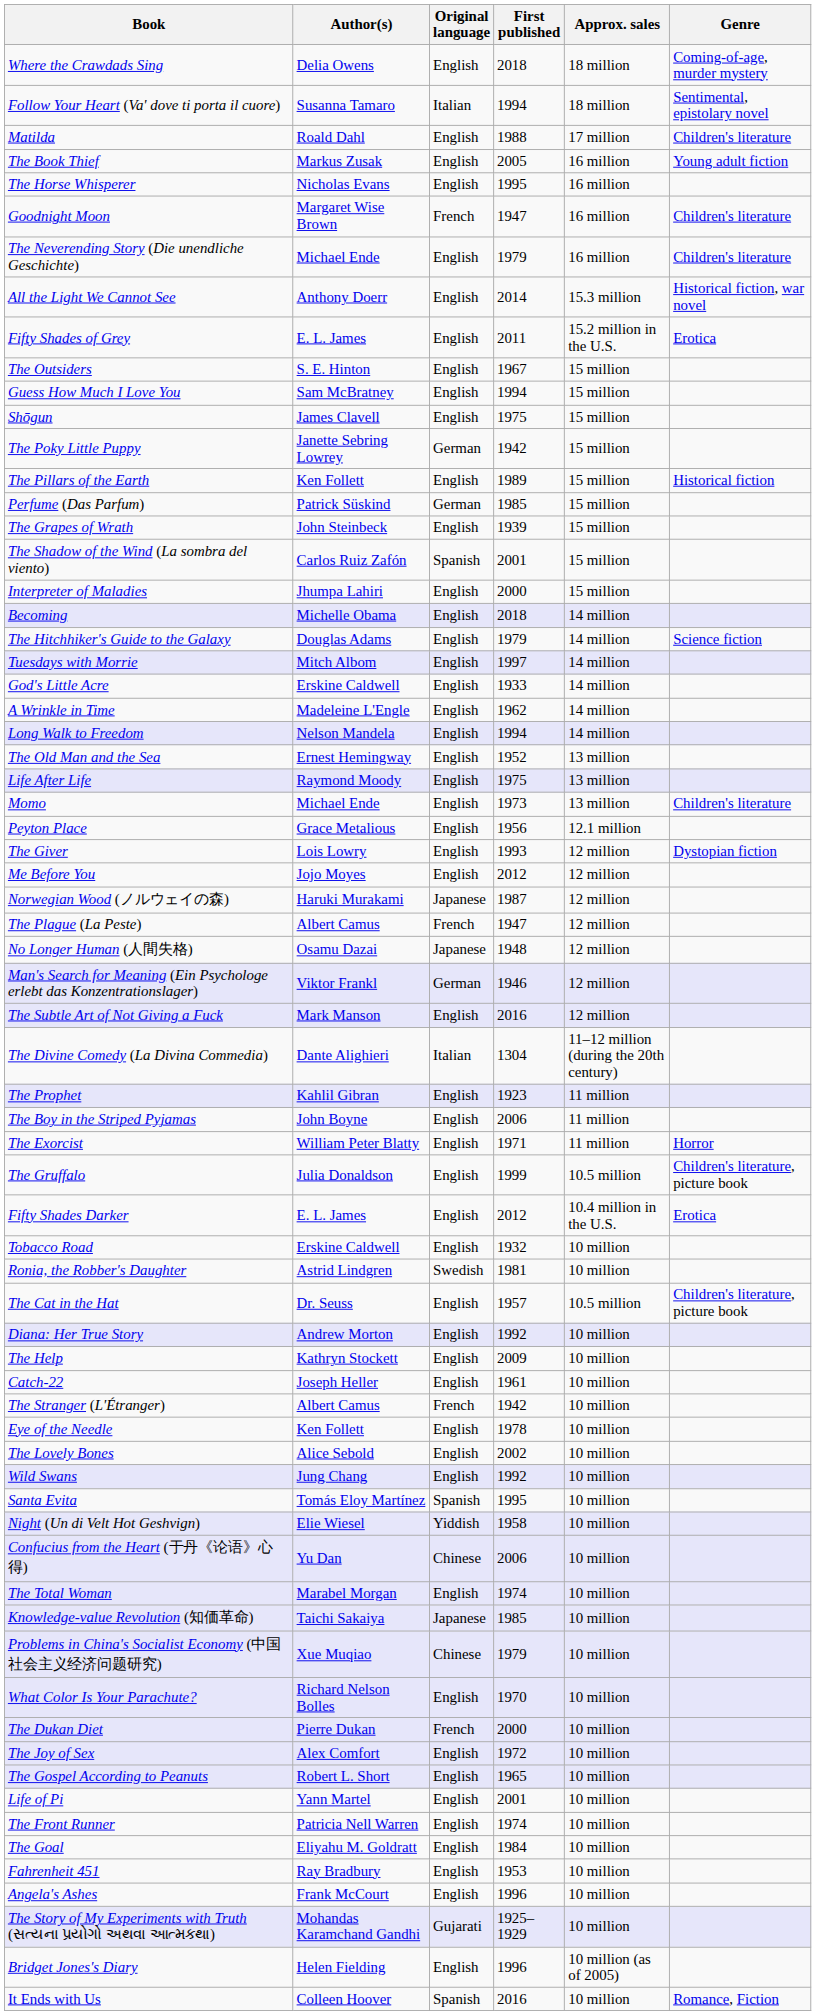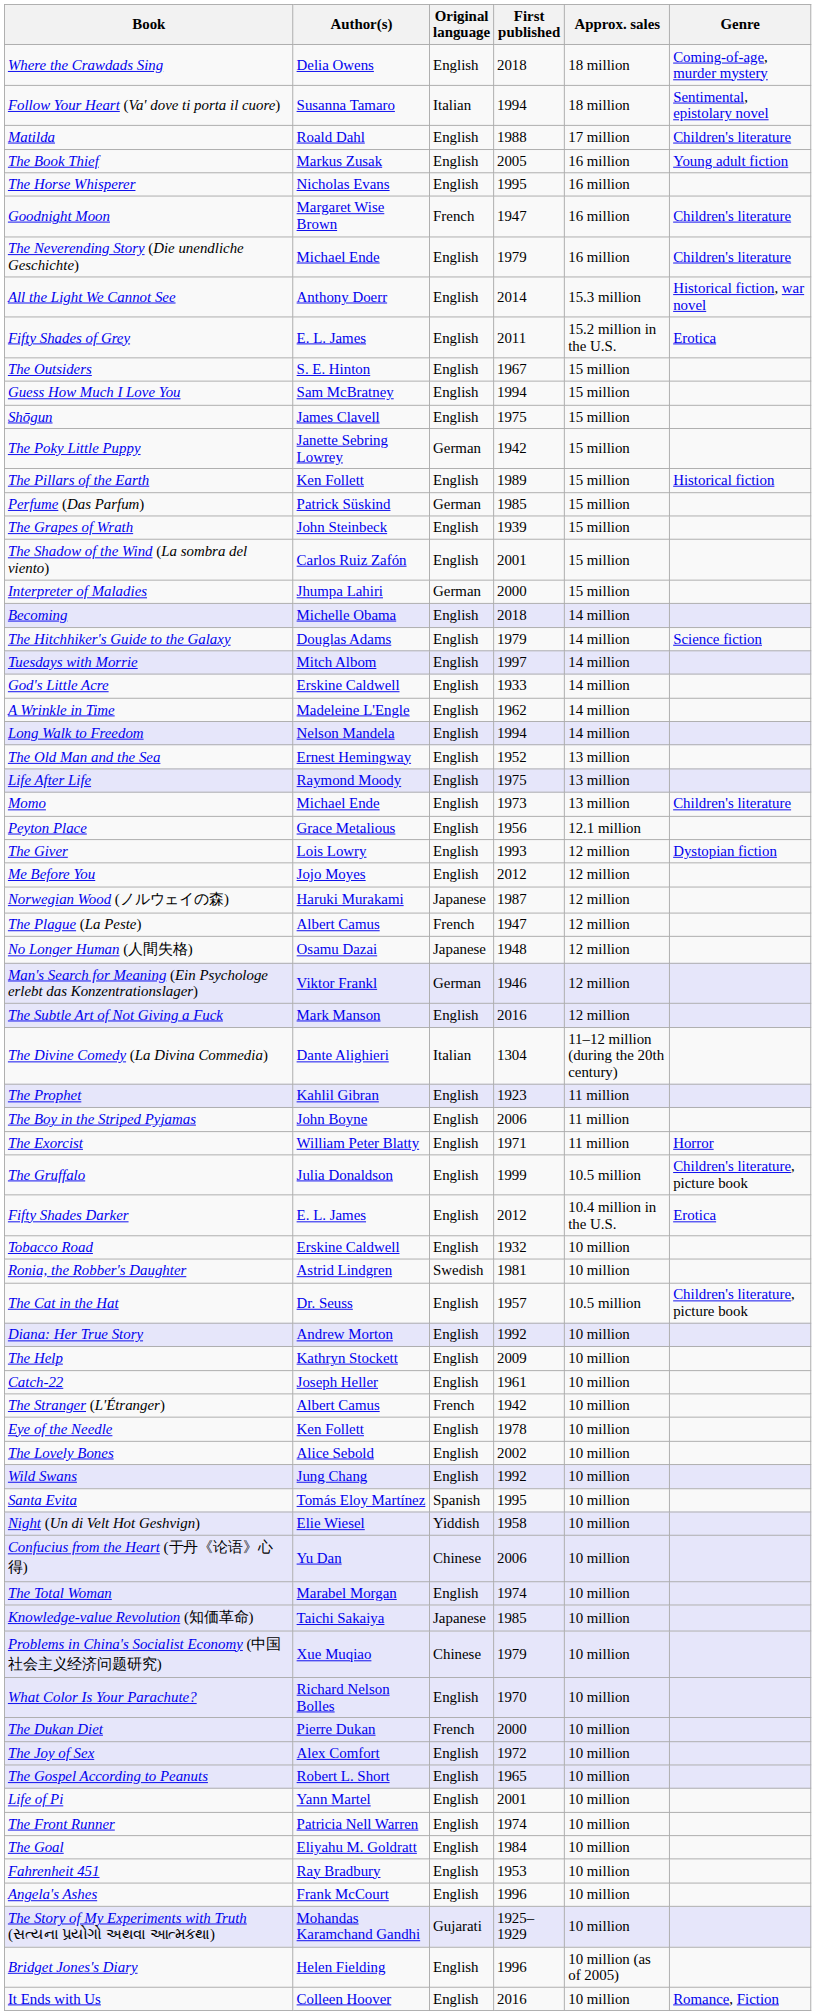(457, 559) Spanish -> (456, 559) English
(456, 591) English -> (457, 591) German
(457, 1998) Spanish -> (456, 1998) English
